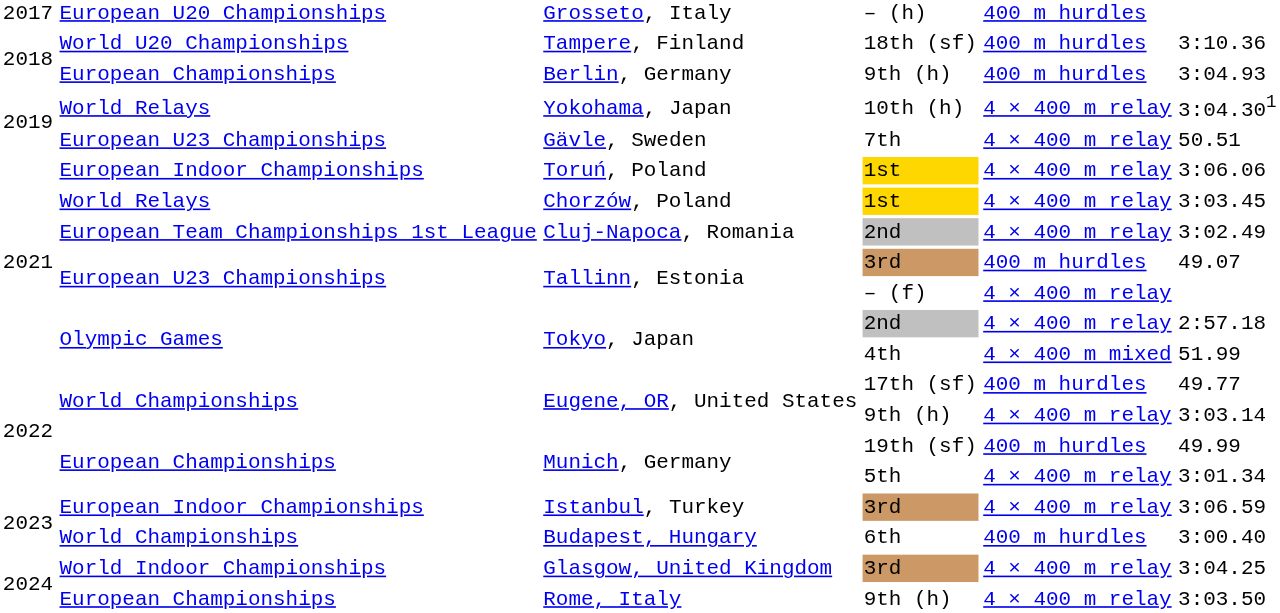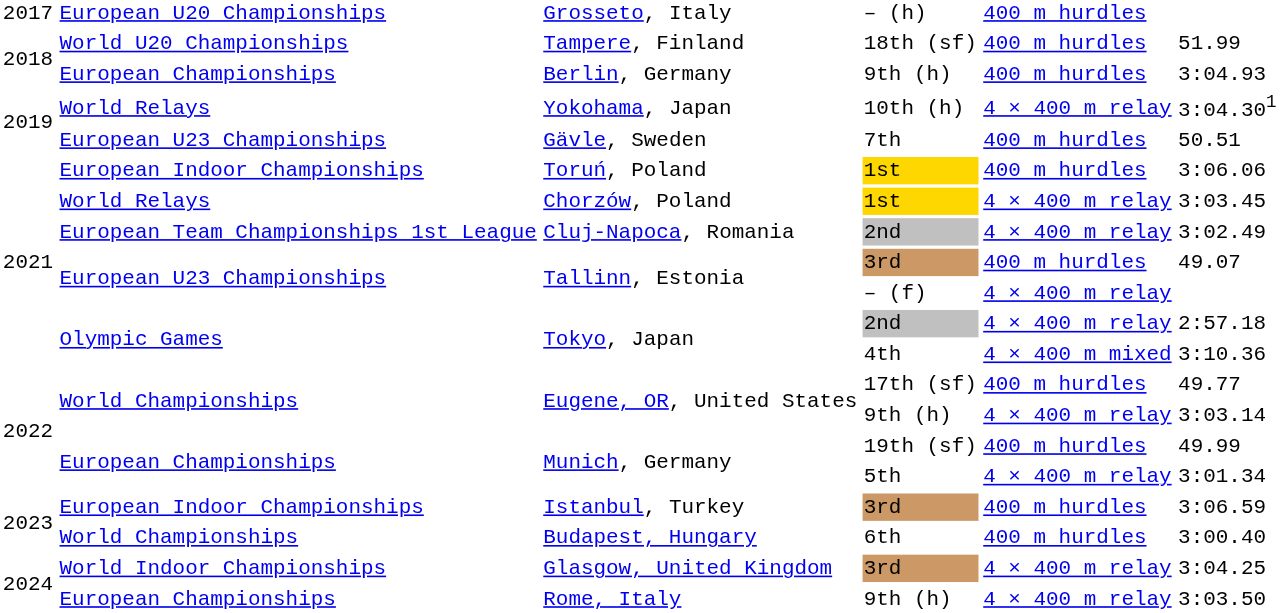(1222, 43) 3:10.36 -> (1209, 43) 51.99
(1077, 141) 4 × 400 m relay -> (1065, 141) 400 m hurdles
(1077, 171) 4 × 400 m relay -> (1065, 171) 400 m hurdles
(1209, 355) 51.99 -> (1222, 355) 3:10.36
(1077, 508) 4 × 400 m relay -> (1065, 508) 400 m hurdles
